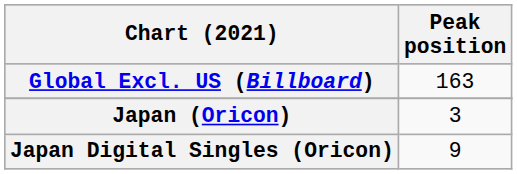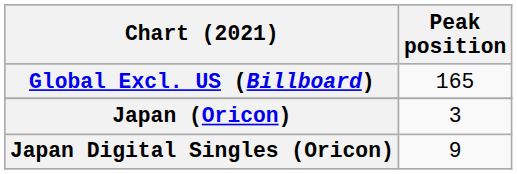(455, 82) 163 -> (455, 82) 165
